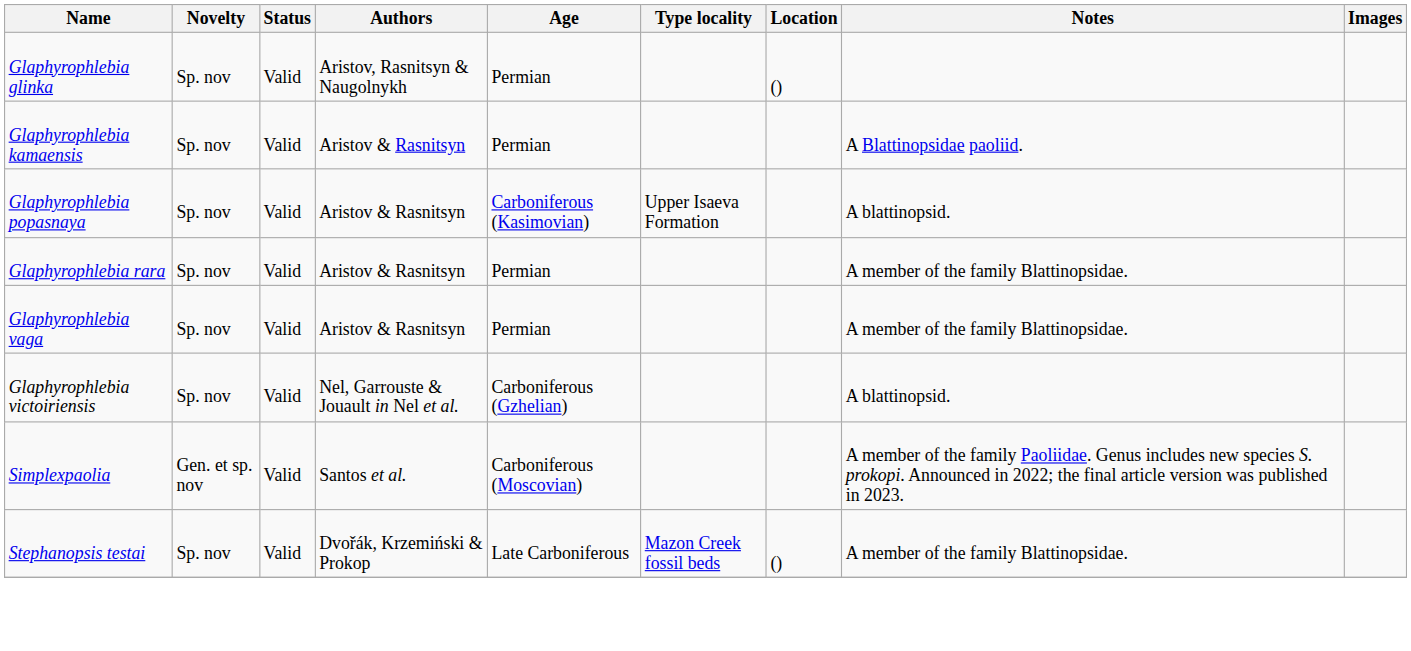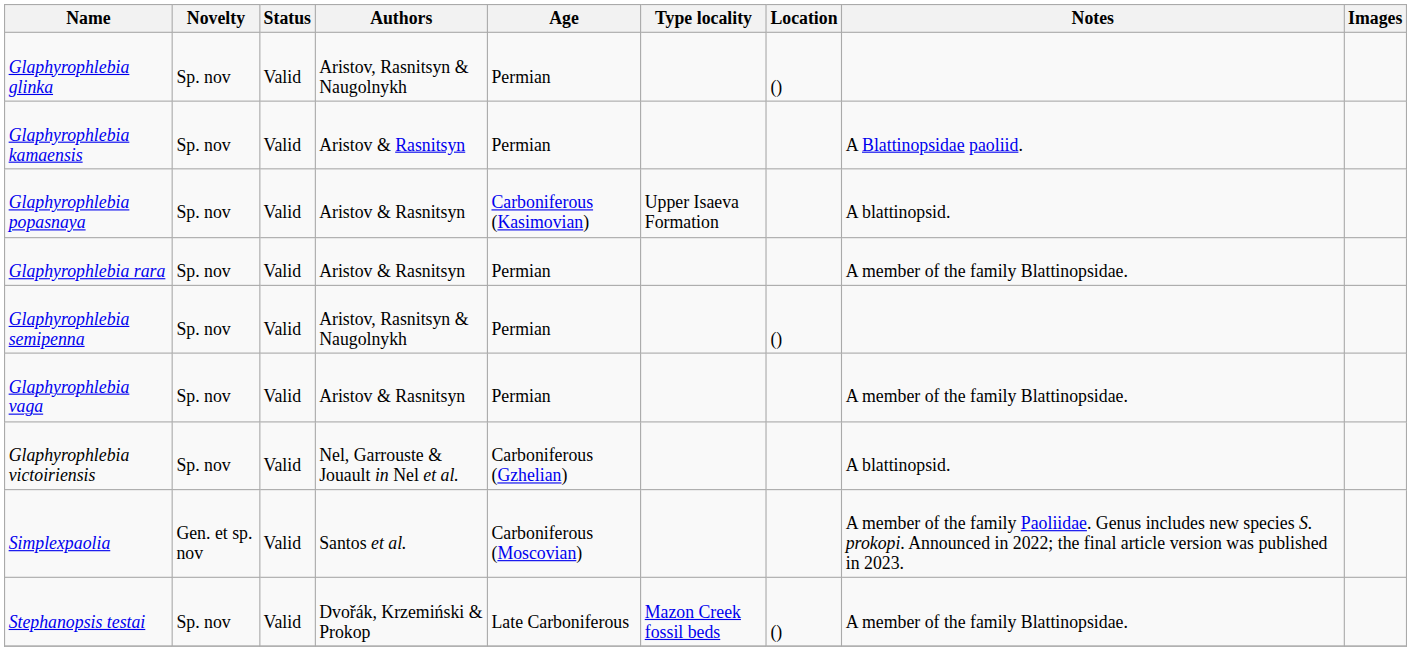+ row: (69, 329)
